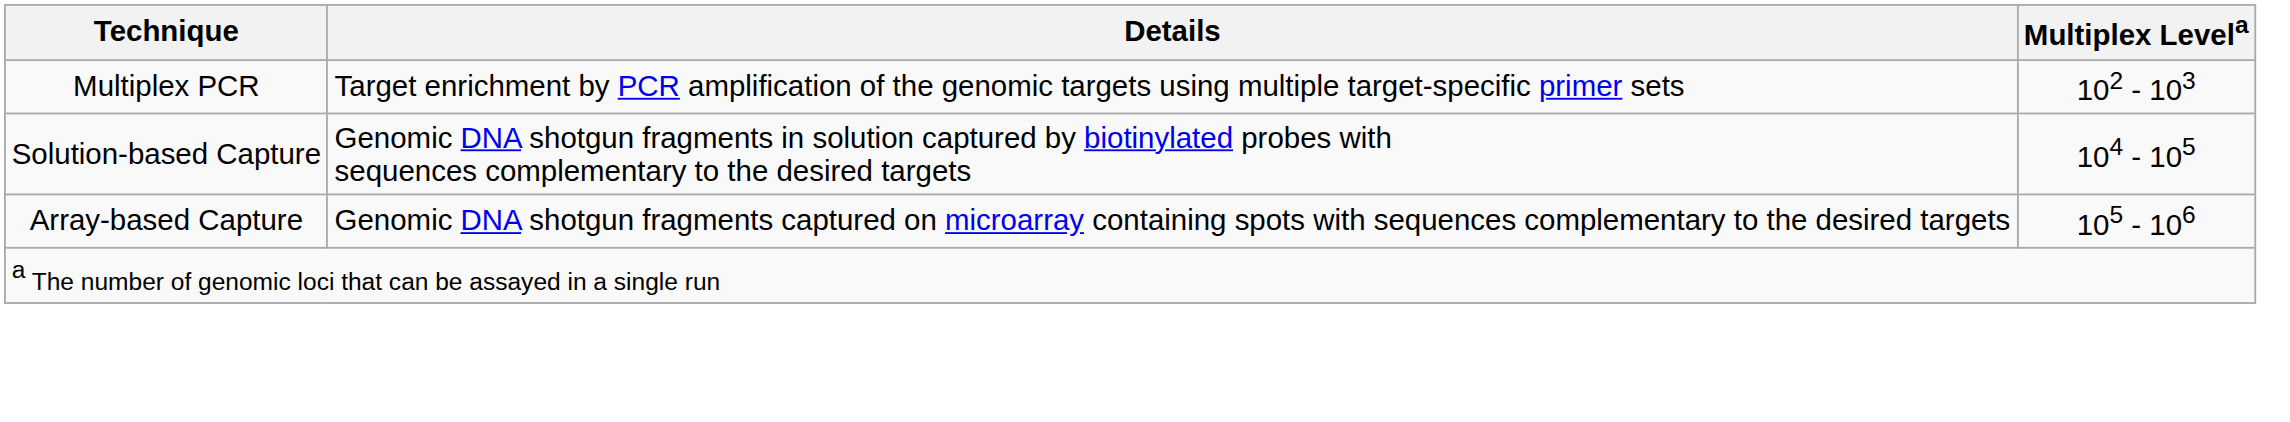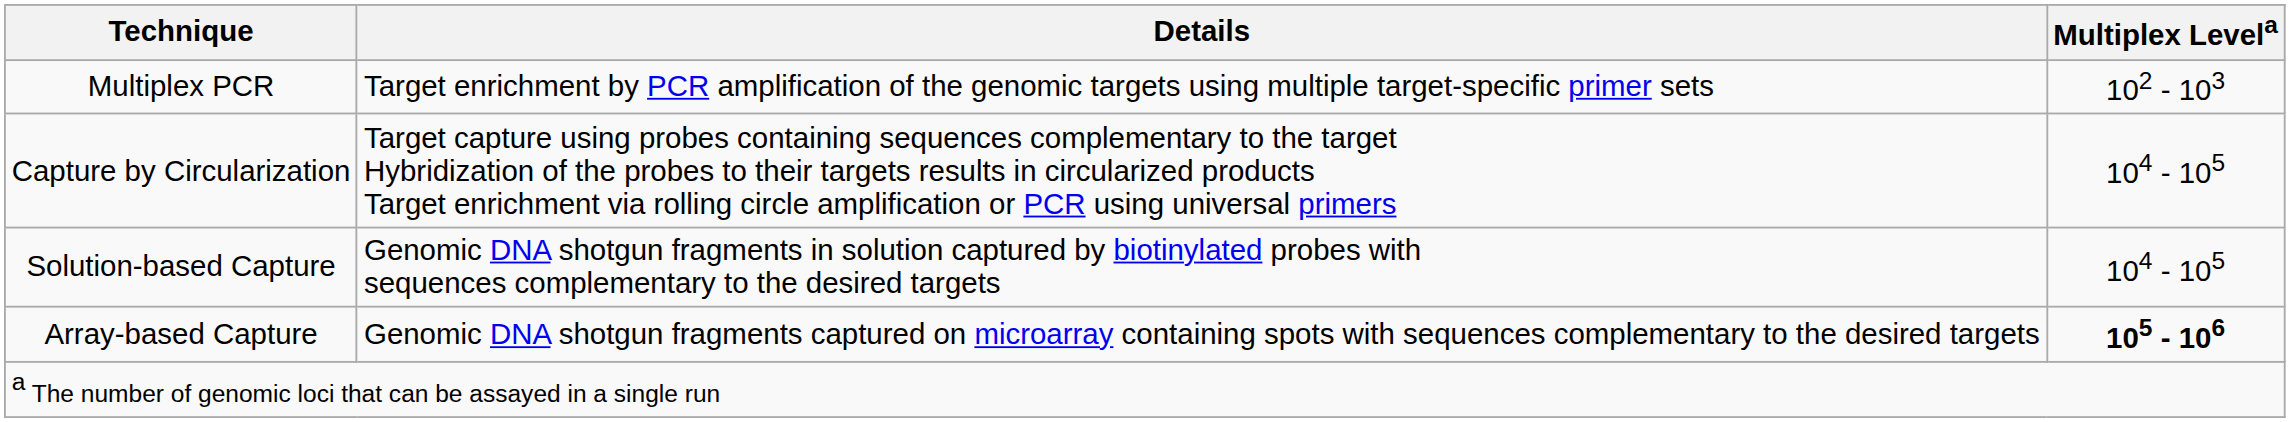+ row: (181, 170)
(2136, 220) normal -> (2166, 333) bold
